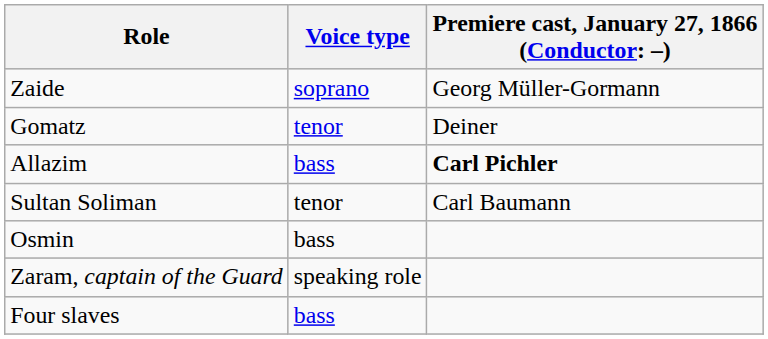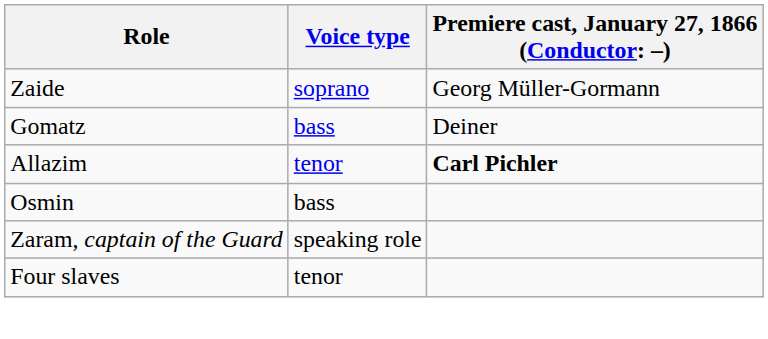(318, 125) tenor -> (314, 125) bass
(314, 163) bass -> (318, 163) tenor
- row: (83, 201)
(314, 314) bass -> (318, 277) tenor
